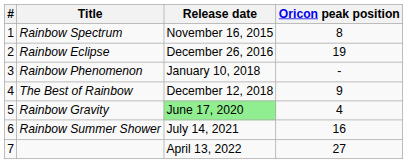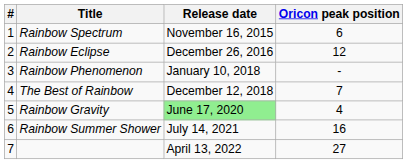(339, 33) 8 -> (339, 33) 6
(339, 52) 19 -> (339, 52) 12
(339, 91) 9 -> (339, 91) 7
